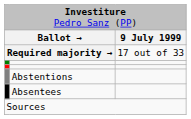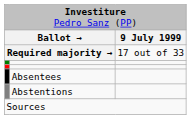rows swapped: (7, 76) <-> (7, 91)
